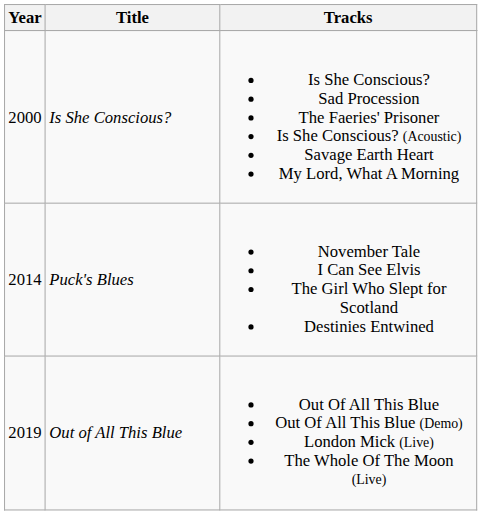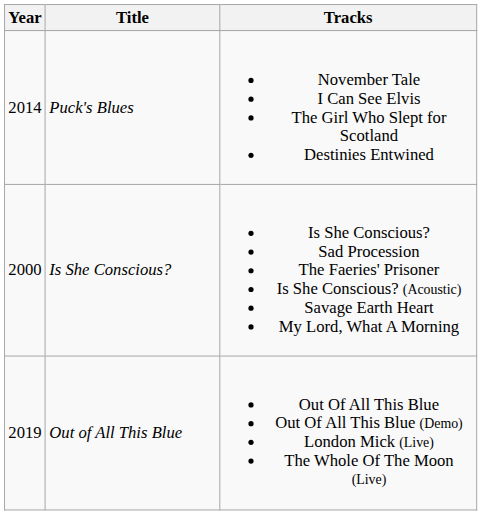rows swapped: (110, 116) <-> (92, 279)
